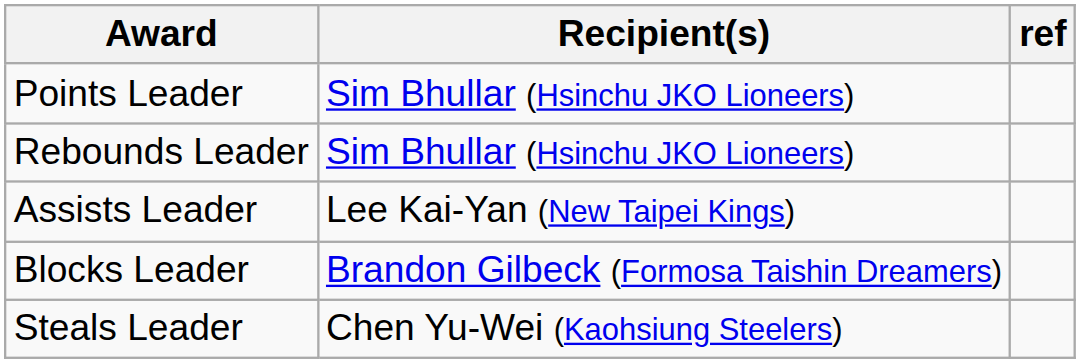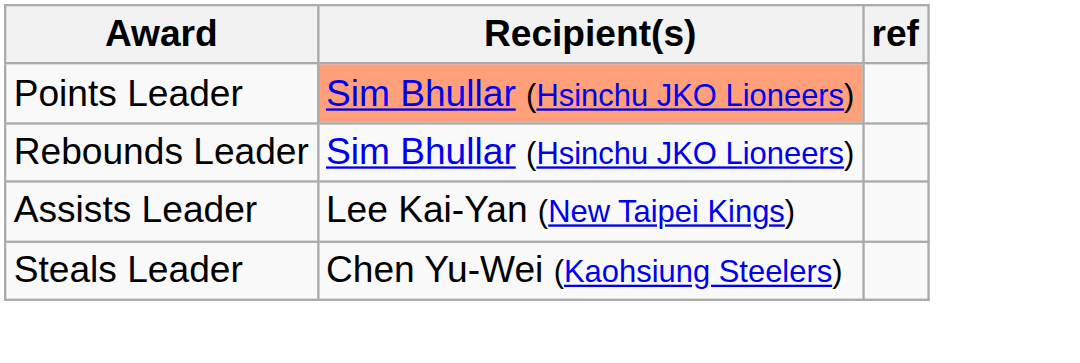(590, 92) no background -> (590, 92) lightsalmon background
- row: (131, 269)
